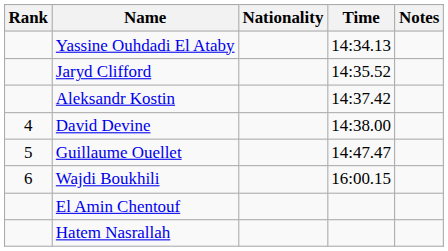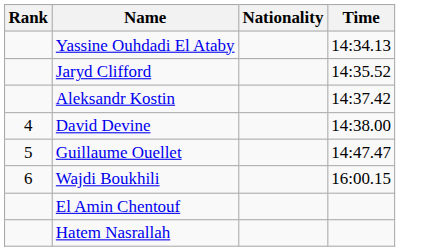- column: (419, 17)
